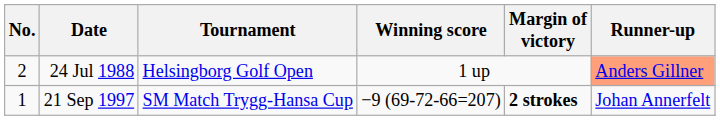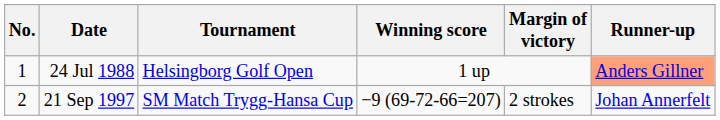(22, 70) 2 -> (22, 70) 1
(22, 100) 1 -> (22, 100) 2
(543, 100) bold -> (541, 100) normal
